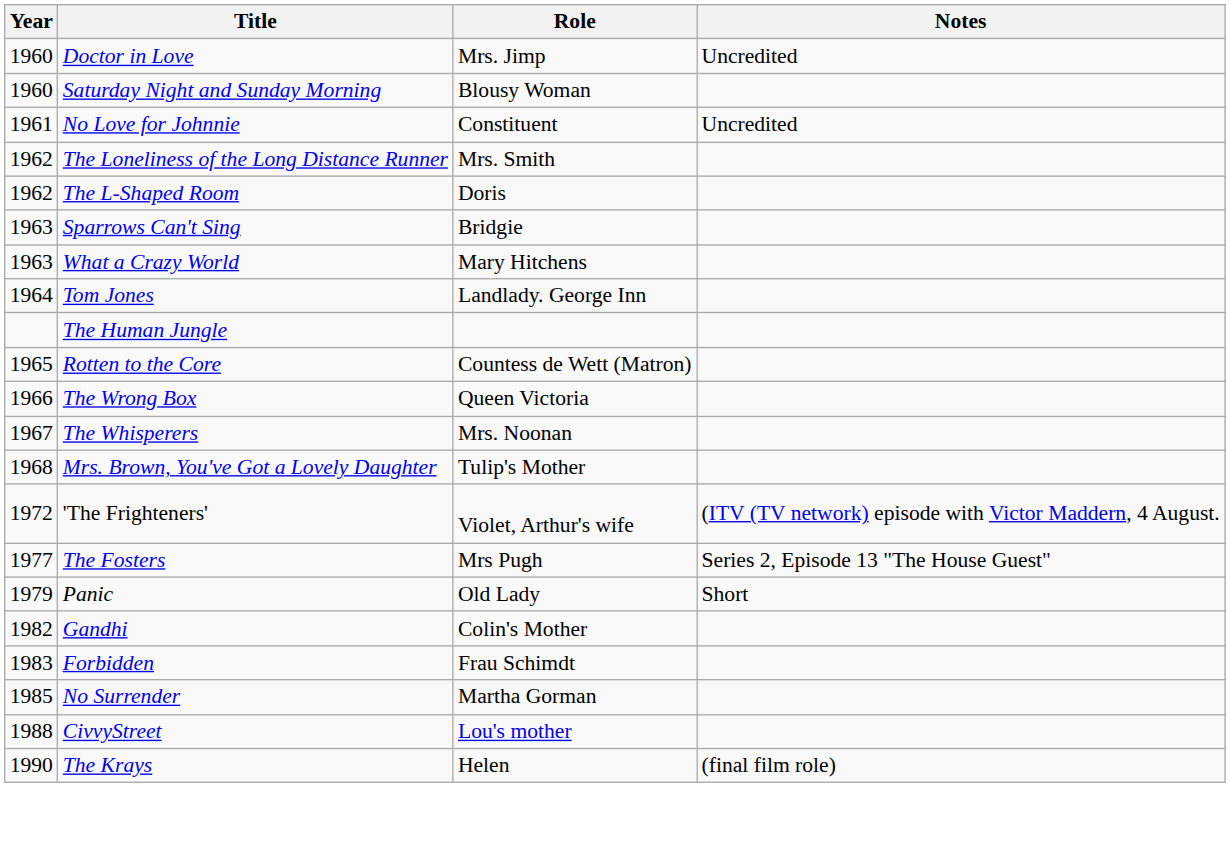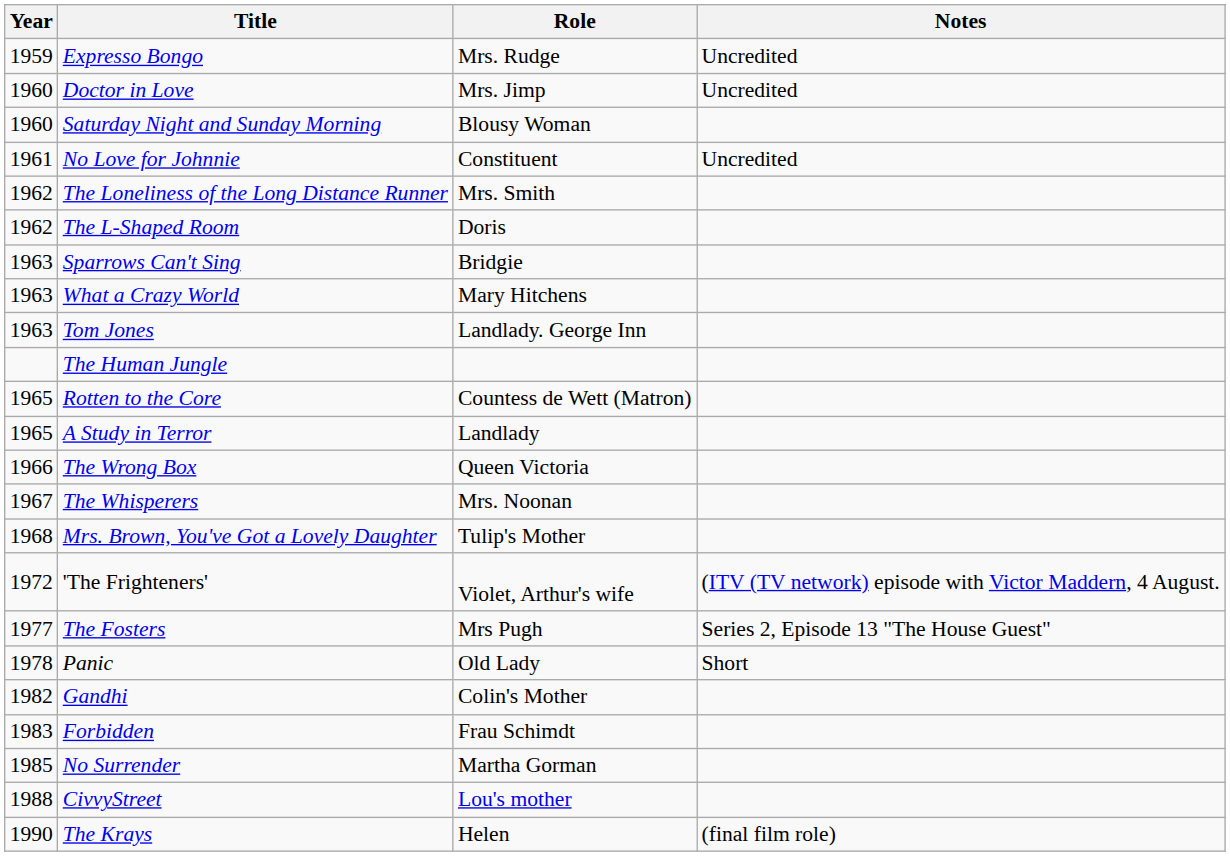+ row: (133, 55)
(31, 295) 1964 -> (31, 329) 1963
+ row: (137, 432)
(31, 594) 1979 -> (31, 662) 1978
